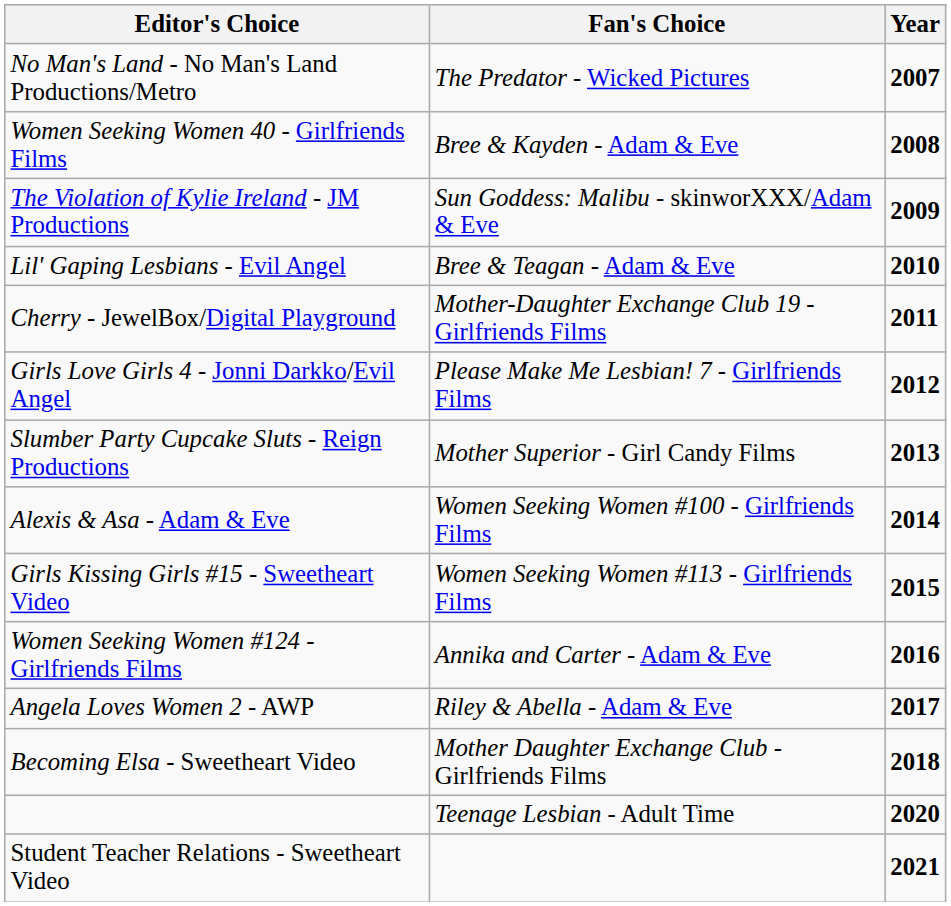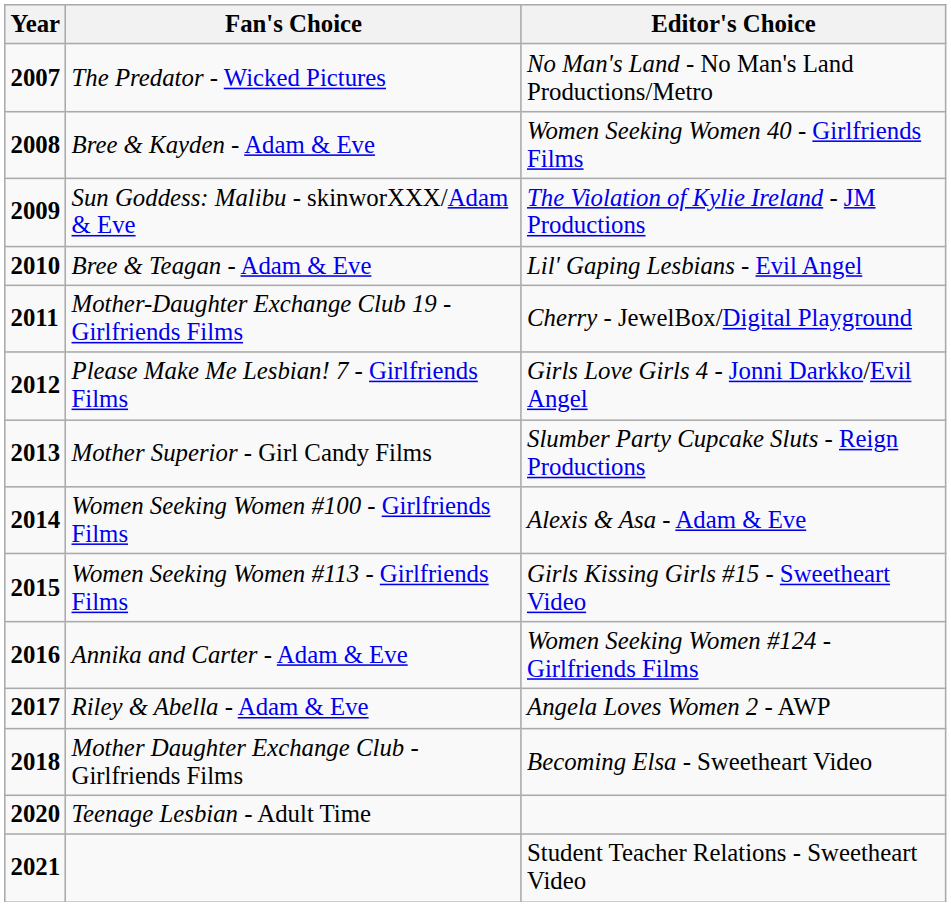columns swapped: (915, 24) <-> (217, 24)
